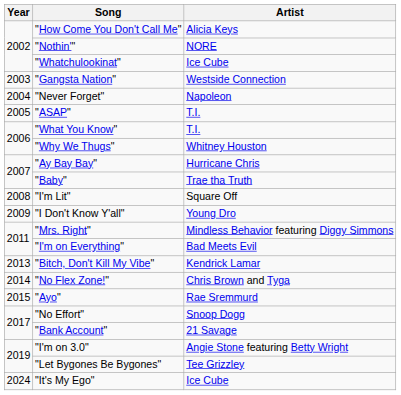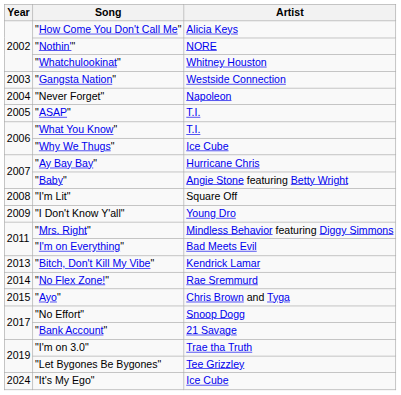(207, 63) Ice Cube -> (226, 63) Whitney Houston
(226, 146) Whitney Houston -> (207, 146) Ice Cube
(219, 180) Trae tha Truth -> (267, 180) Angie Stone featuring Betty Wright
(238, 280) Chris Brown and Tyga -> (222, 280) Rae Sremmurd
(222, 297) Rae Sremmurd -> (238, 297) Chris Brown and Tyga
(267, 347) Angie Stone featuring Betty Wright -> (219, 347) Trae tha Truth
